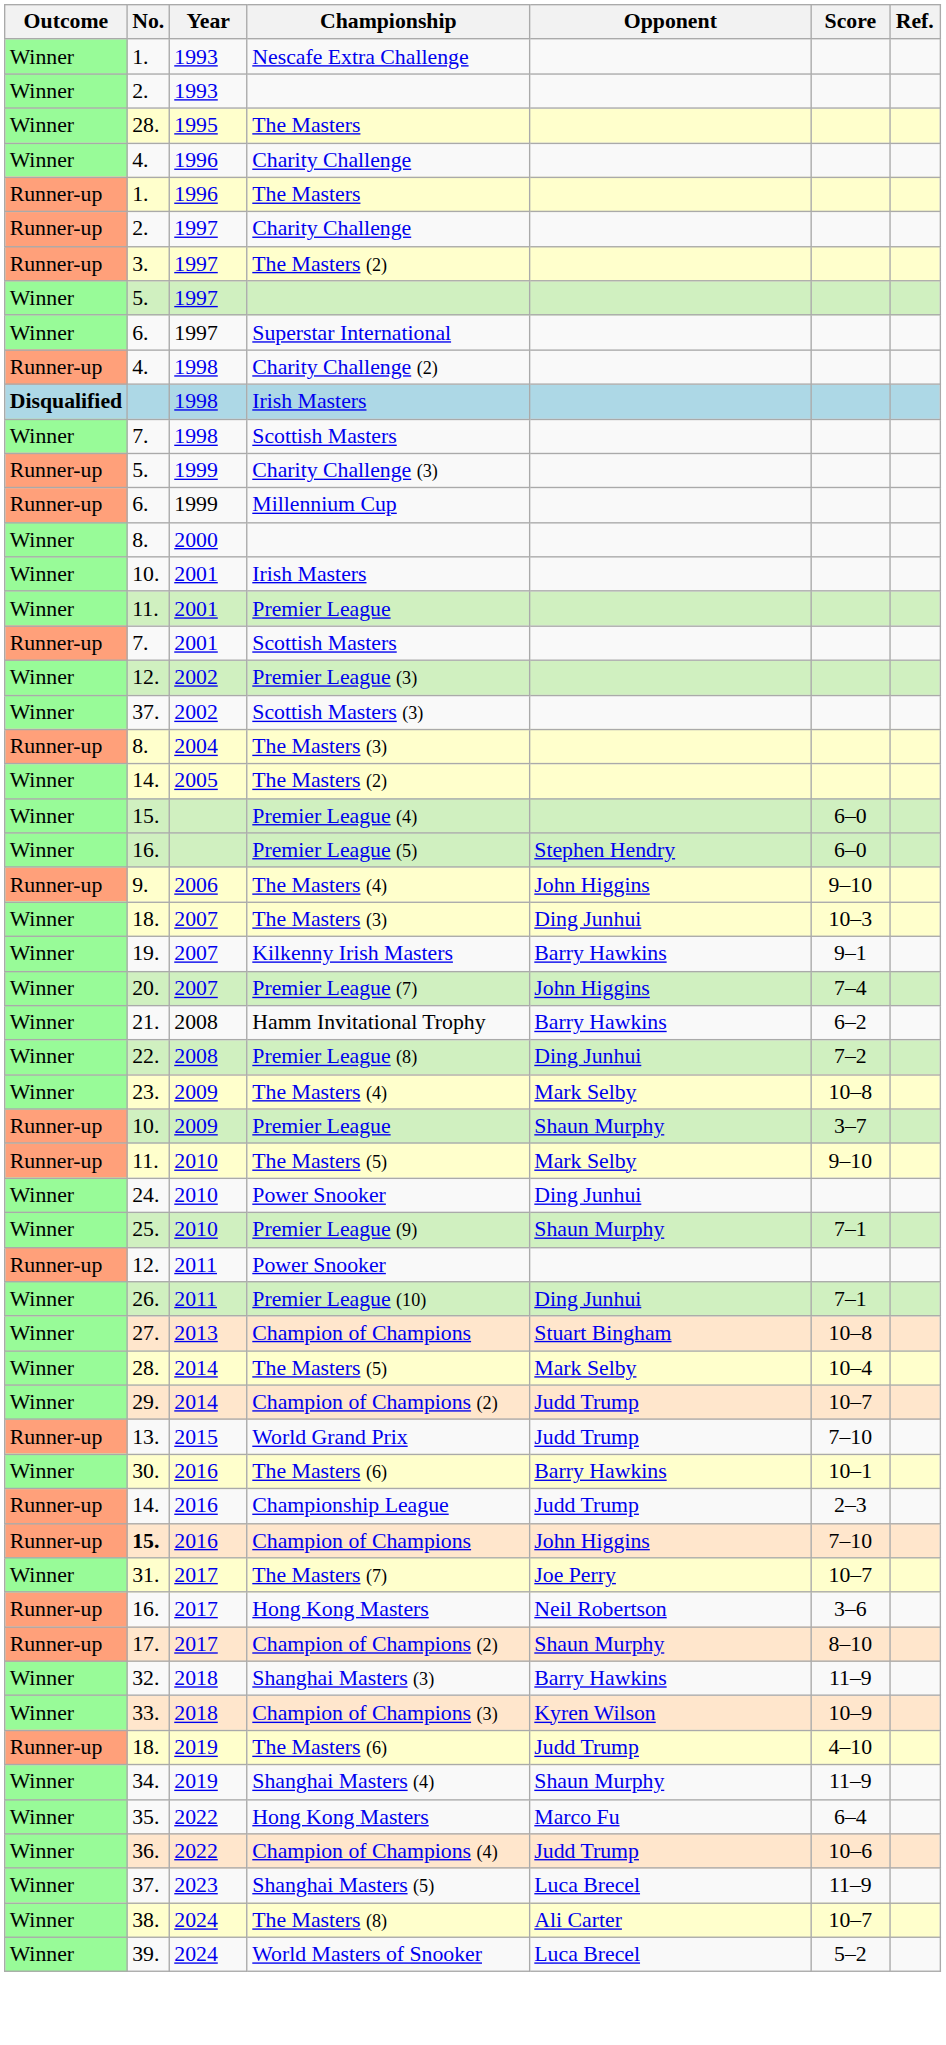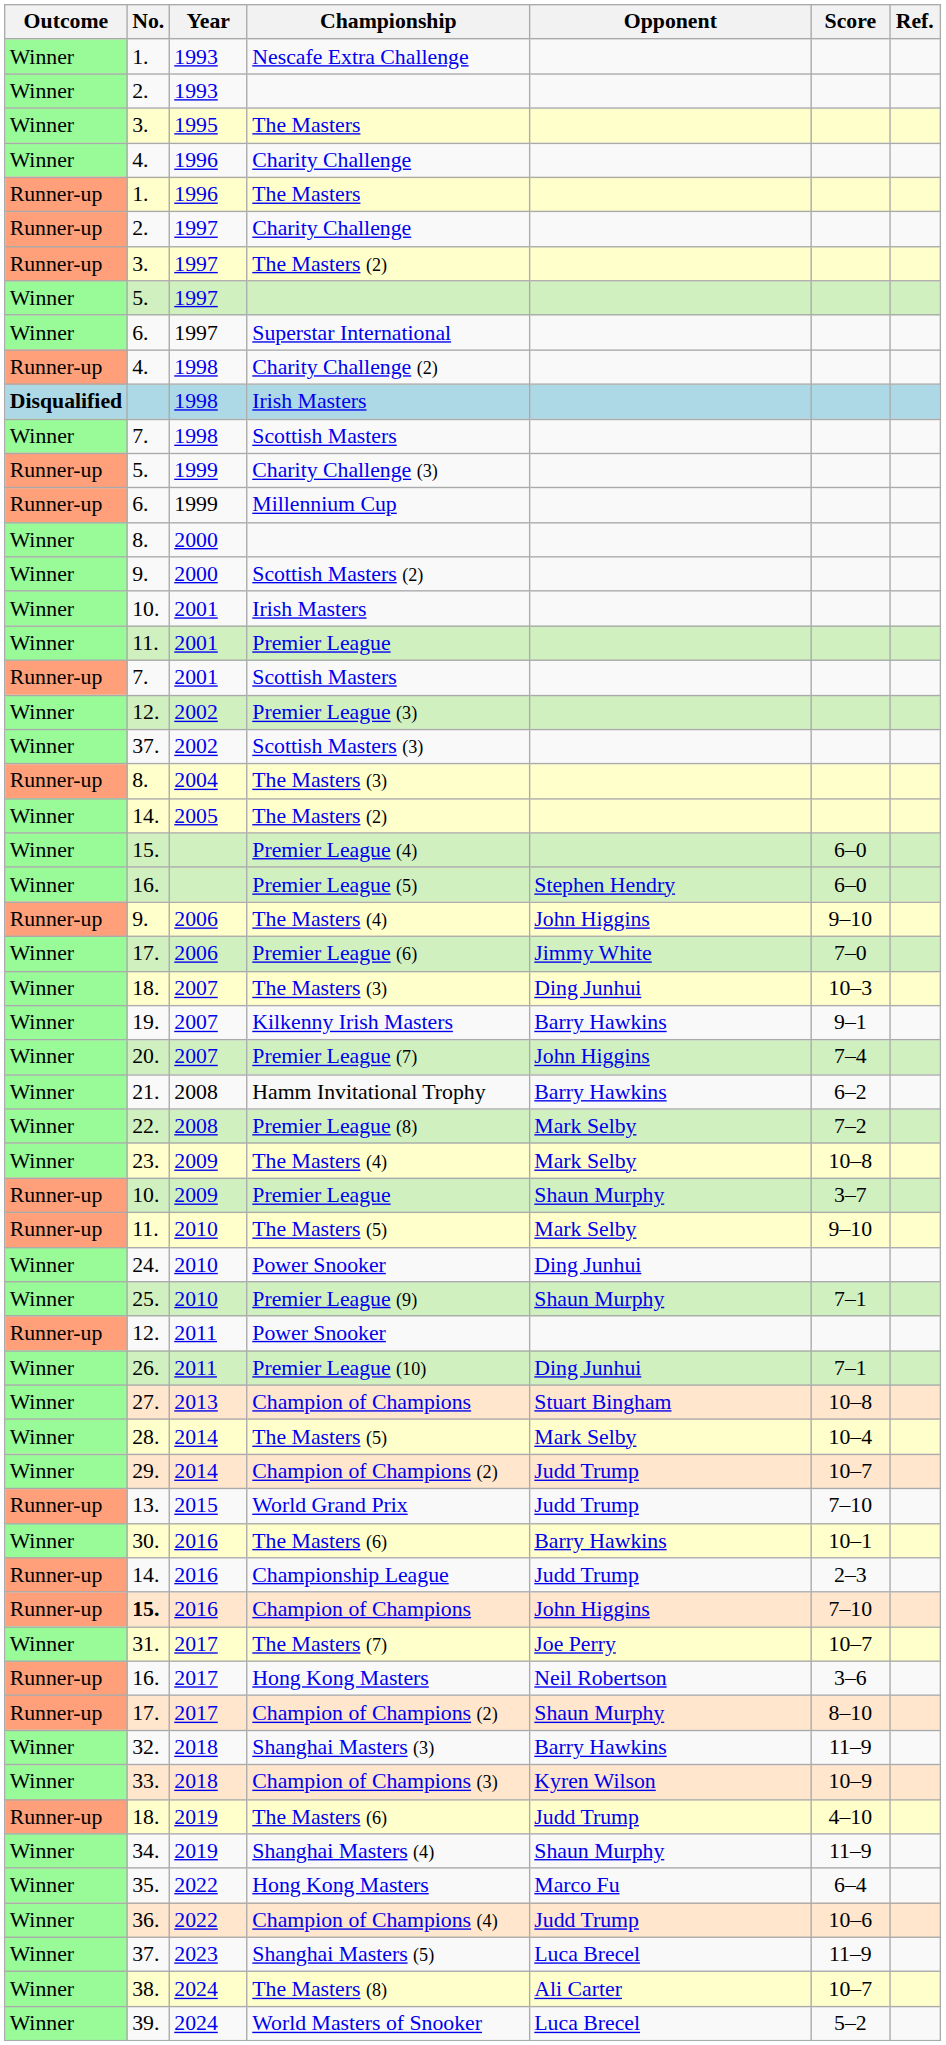(146, 125) 28. -> (140, 125) 3.
+ row: (196, 573)
+ row: (196, 953)
(588, 1057) Ding Junhui -> (585, 1126) Mark Selby
